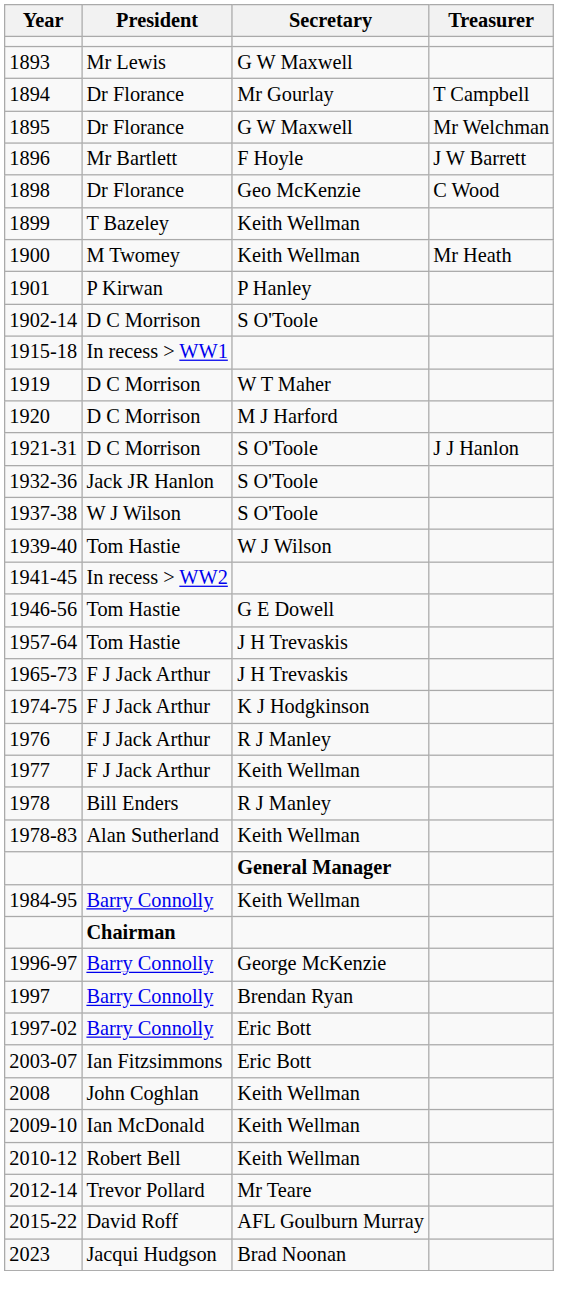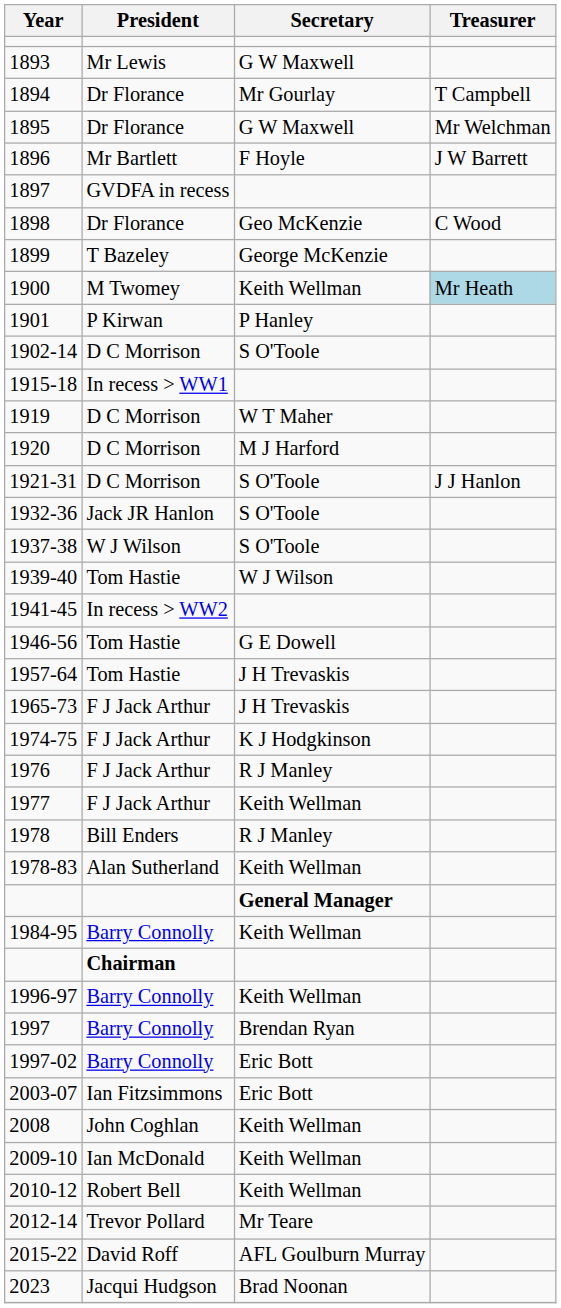+ row: (30, 191)
(299, 223) Keith Wellman -> (313, 255) George McKenzie
(472, 255) no background -> (474, 287) lightblue background
(312, 964) George McKenzie -> (300, 996) Keith Wellman
